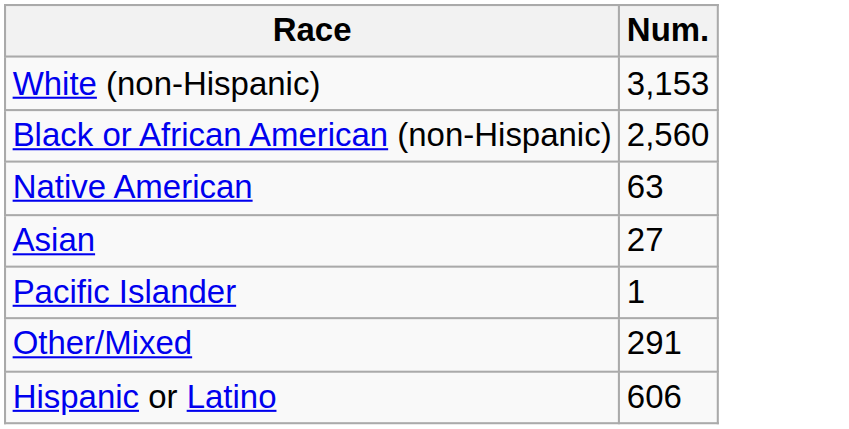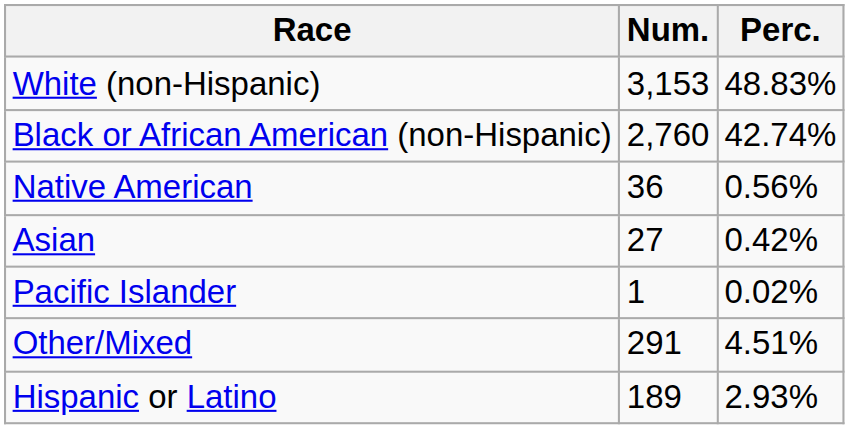+ column: (780, 30)
(668, 135) 2,560 -> (668, 135) 2,760
(645, 187) 63 -> (645, 187) 36
(654, 396) 606 -> (654, 396) 189
